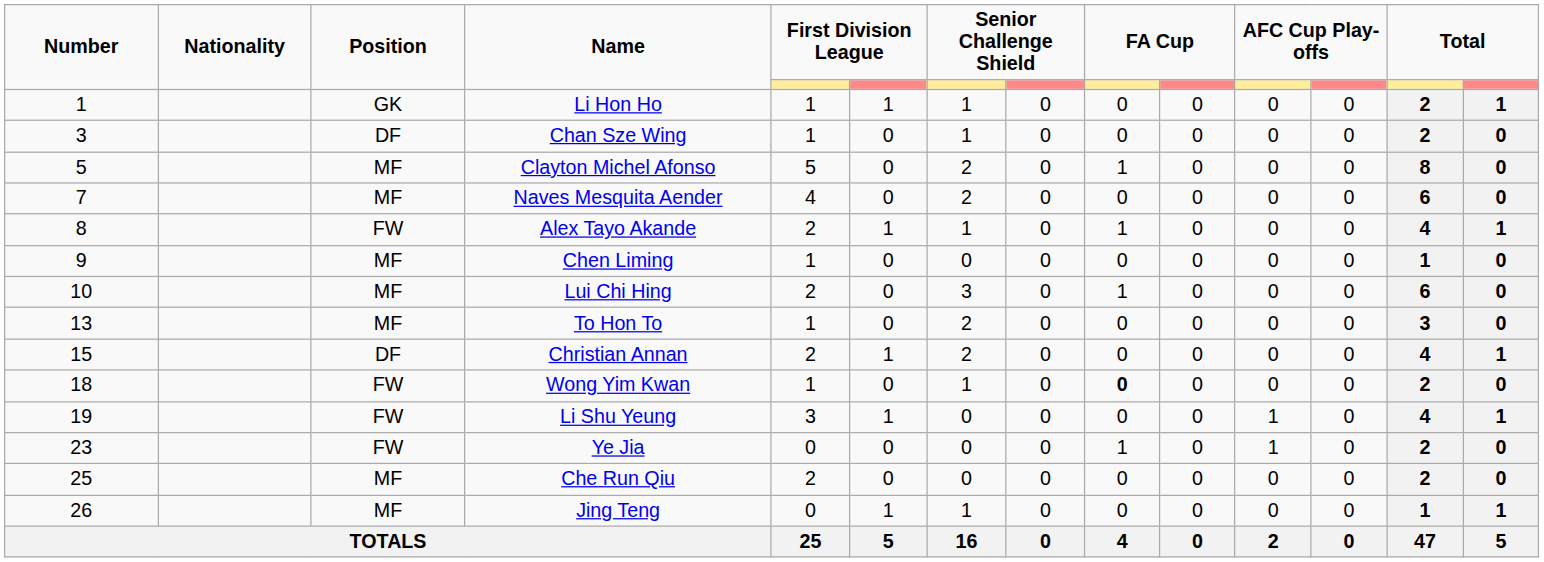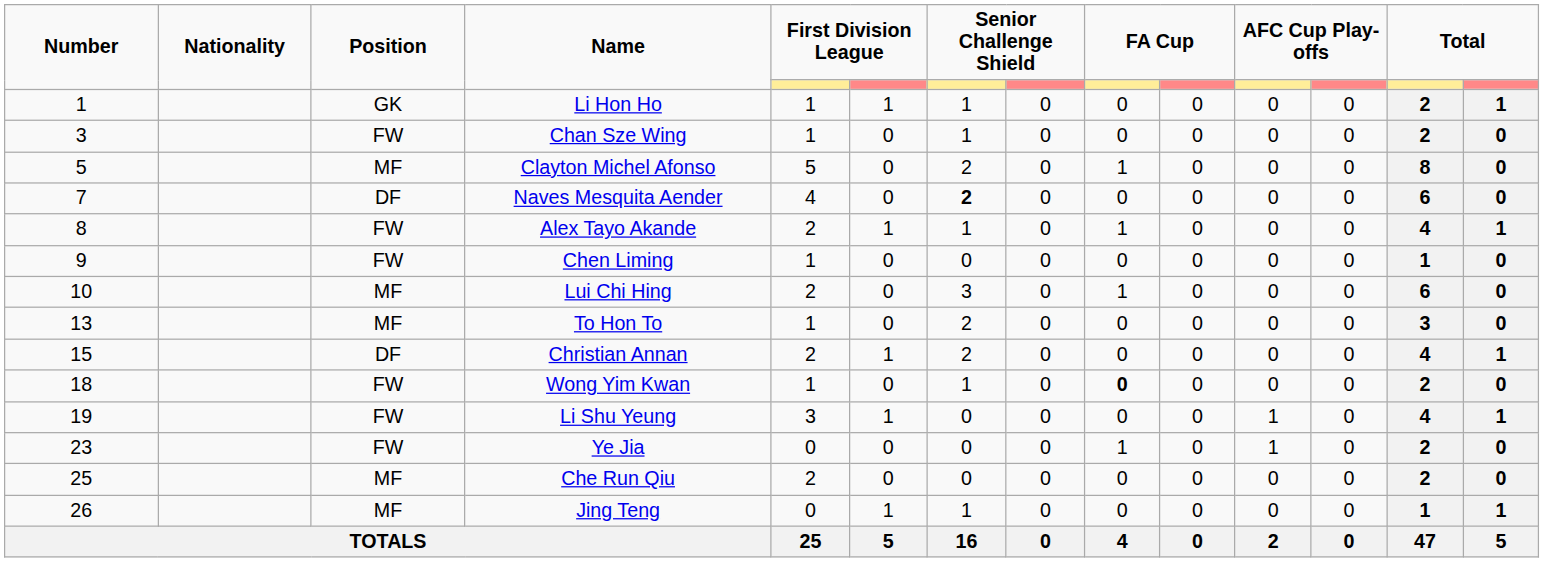(388, 135) DF -> (388, 135) FW
(388, 198) MF -> (388, 198) DF
(967, 198) normal -> (967, 198) bold
(388, 260) MF -> (388, 260) FW
